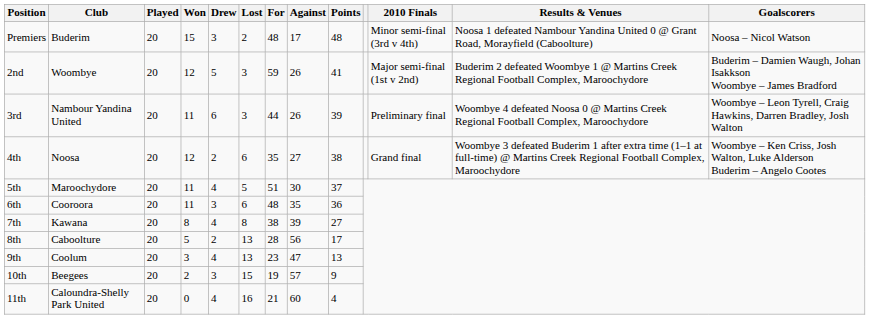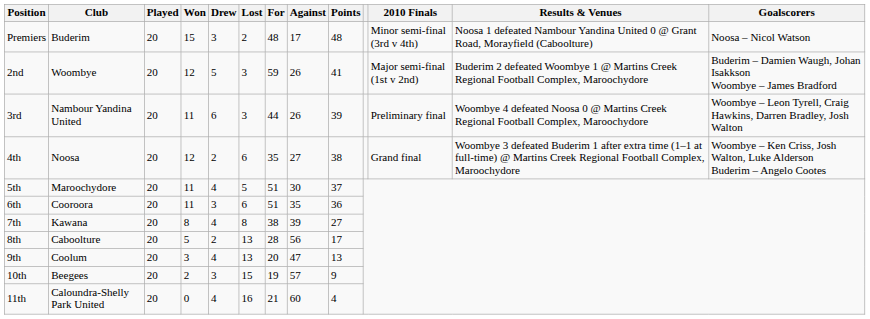(273, 205) 48 -> (273, 205) 51
(273, 257) 23 -> (273, 257) 20
